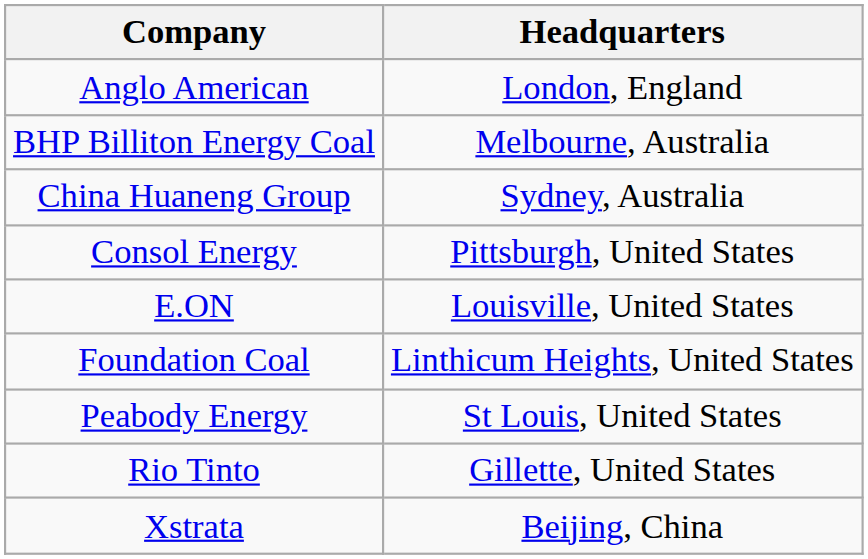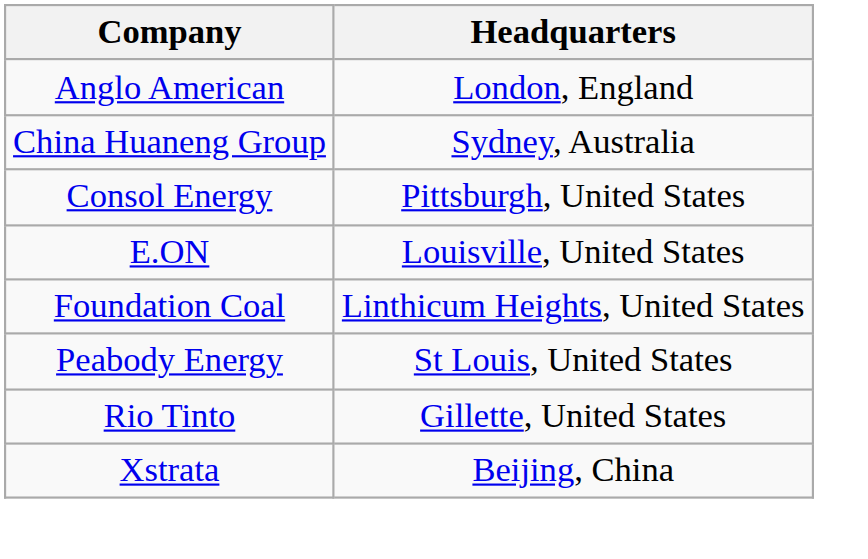- row: (194, 141)
